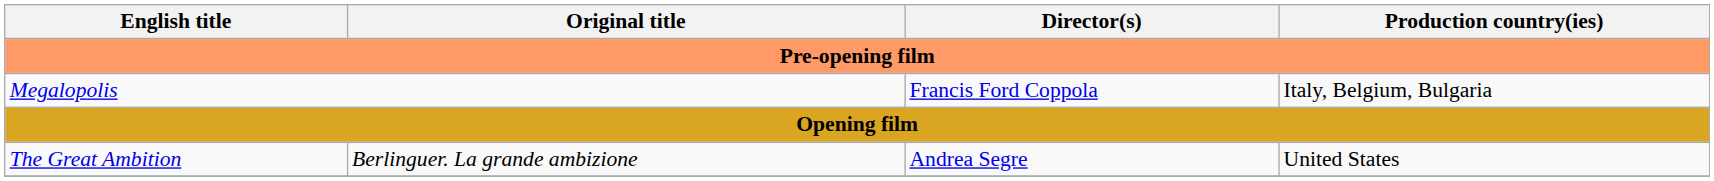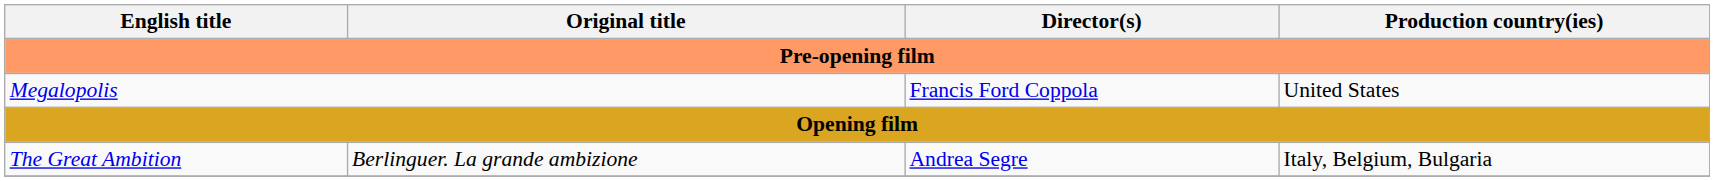(1388, 90) Italy, Belgium, Bulgaria -> (1341, 90) United States
(1341, 158) United States -> (1388, 158) Italy, Belgium, Bulgaria
